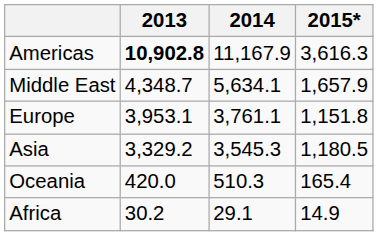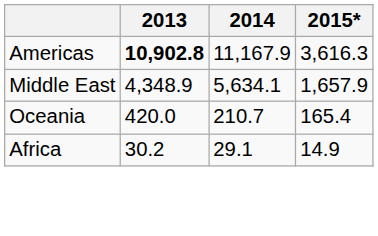(159, 85) 4,348.7 -> (159, 85) 4,348.9
- row: (42, 117)
- row: (29, 149)
(239, 181) 510.3 -> (239, 117) 210.7
